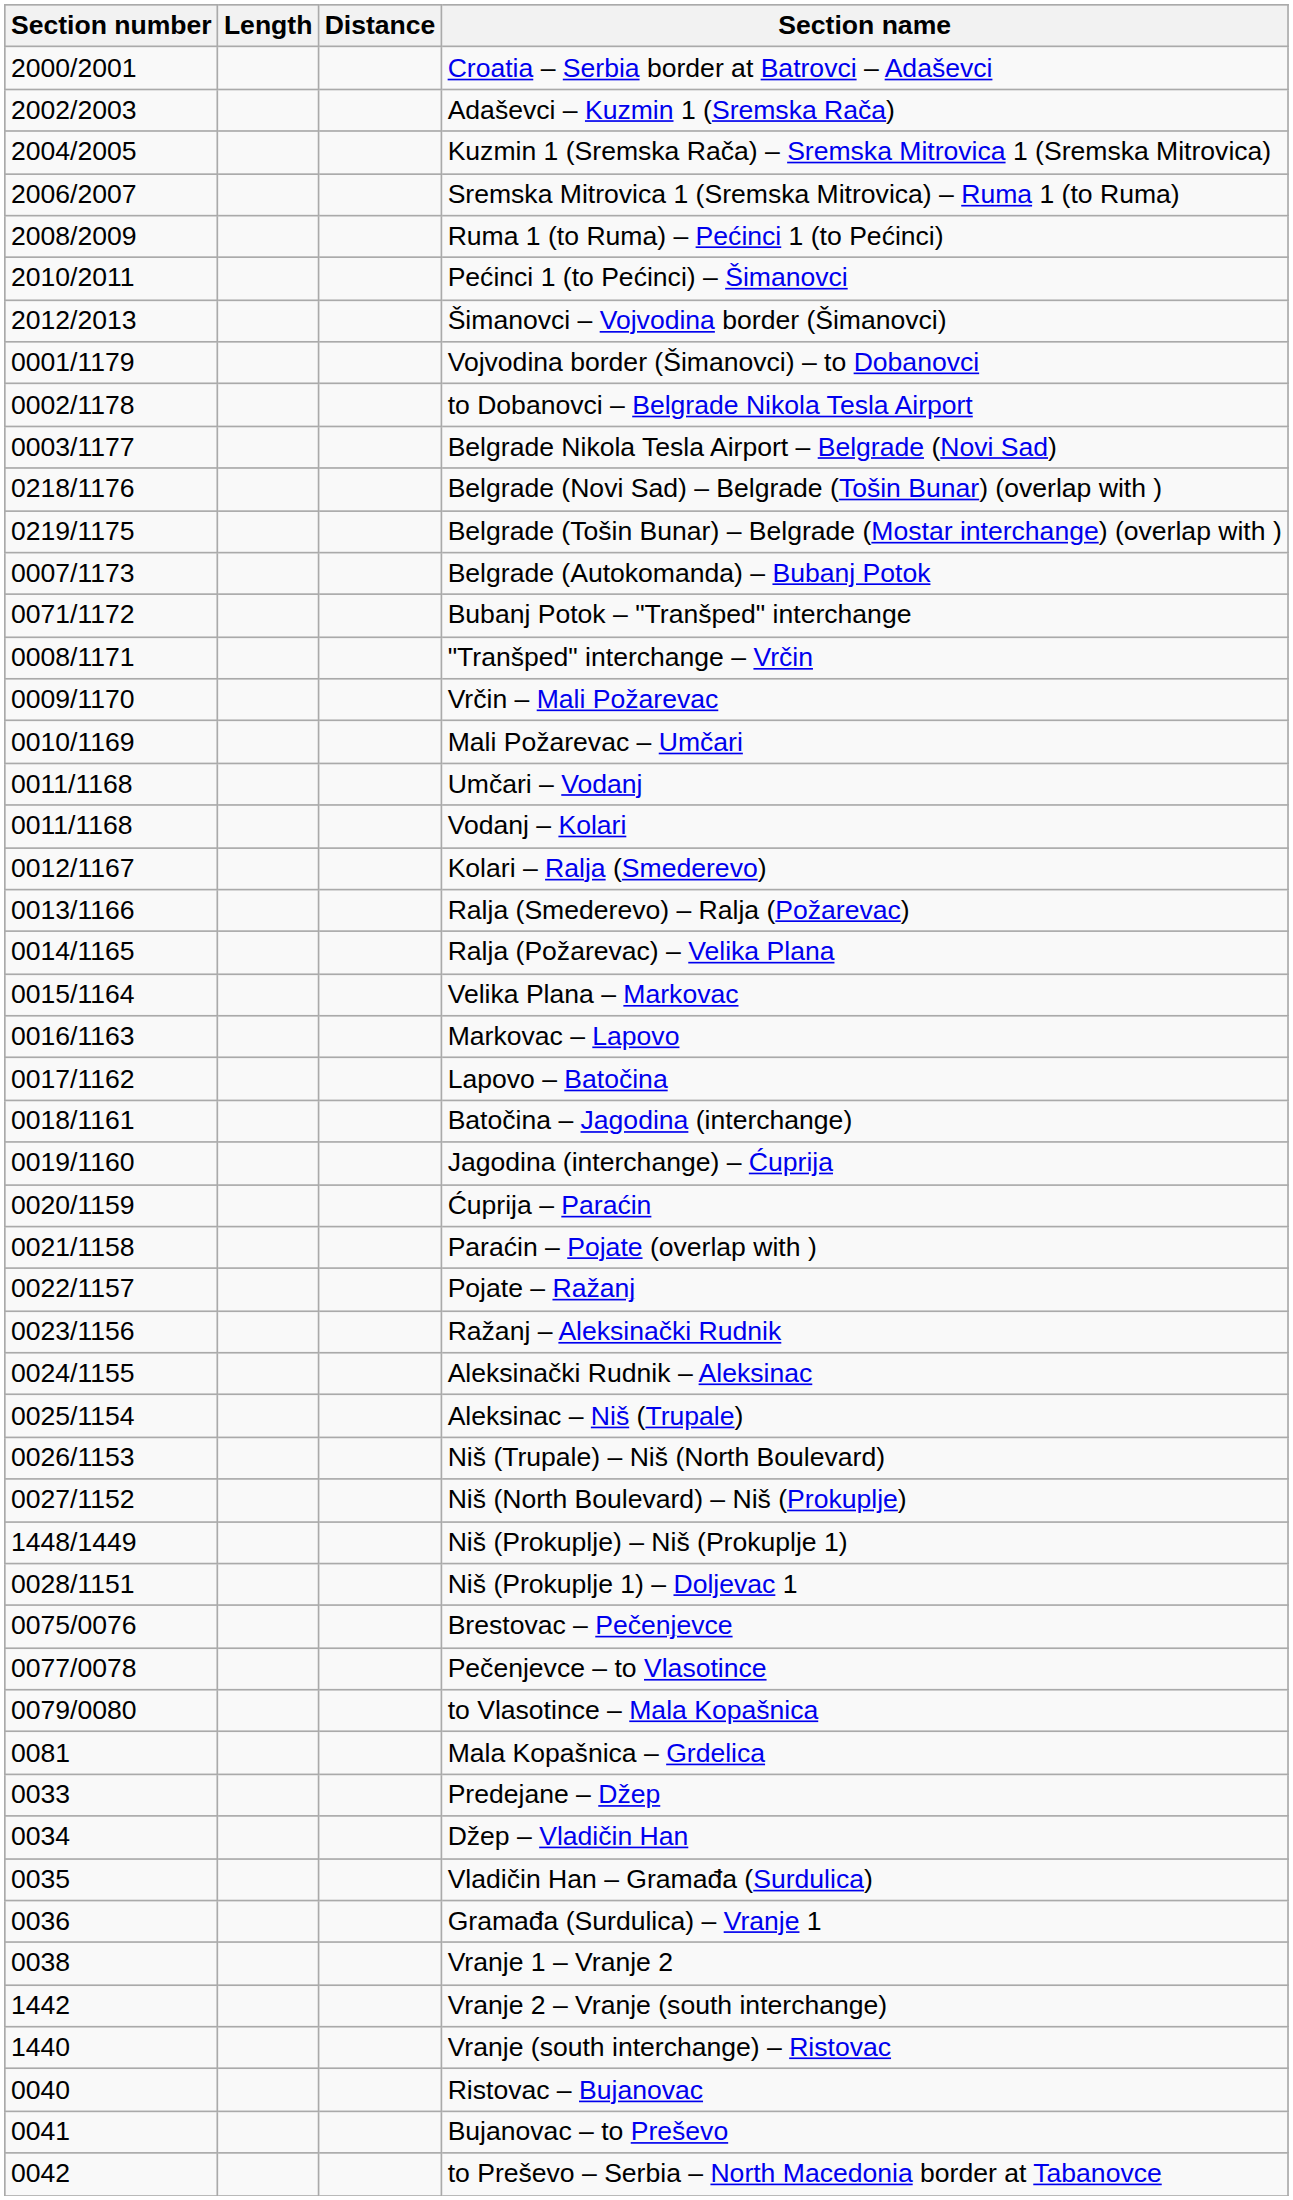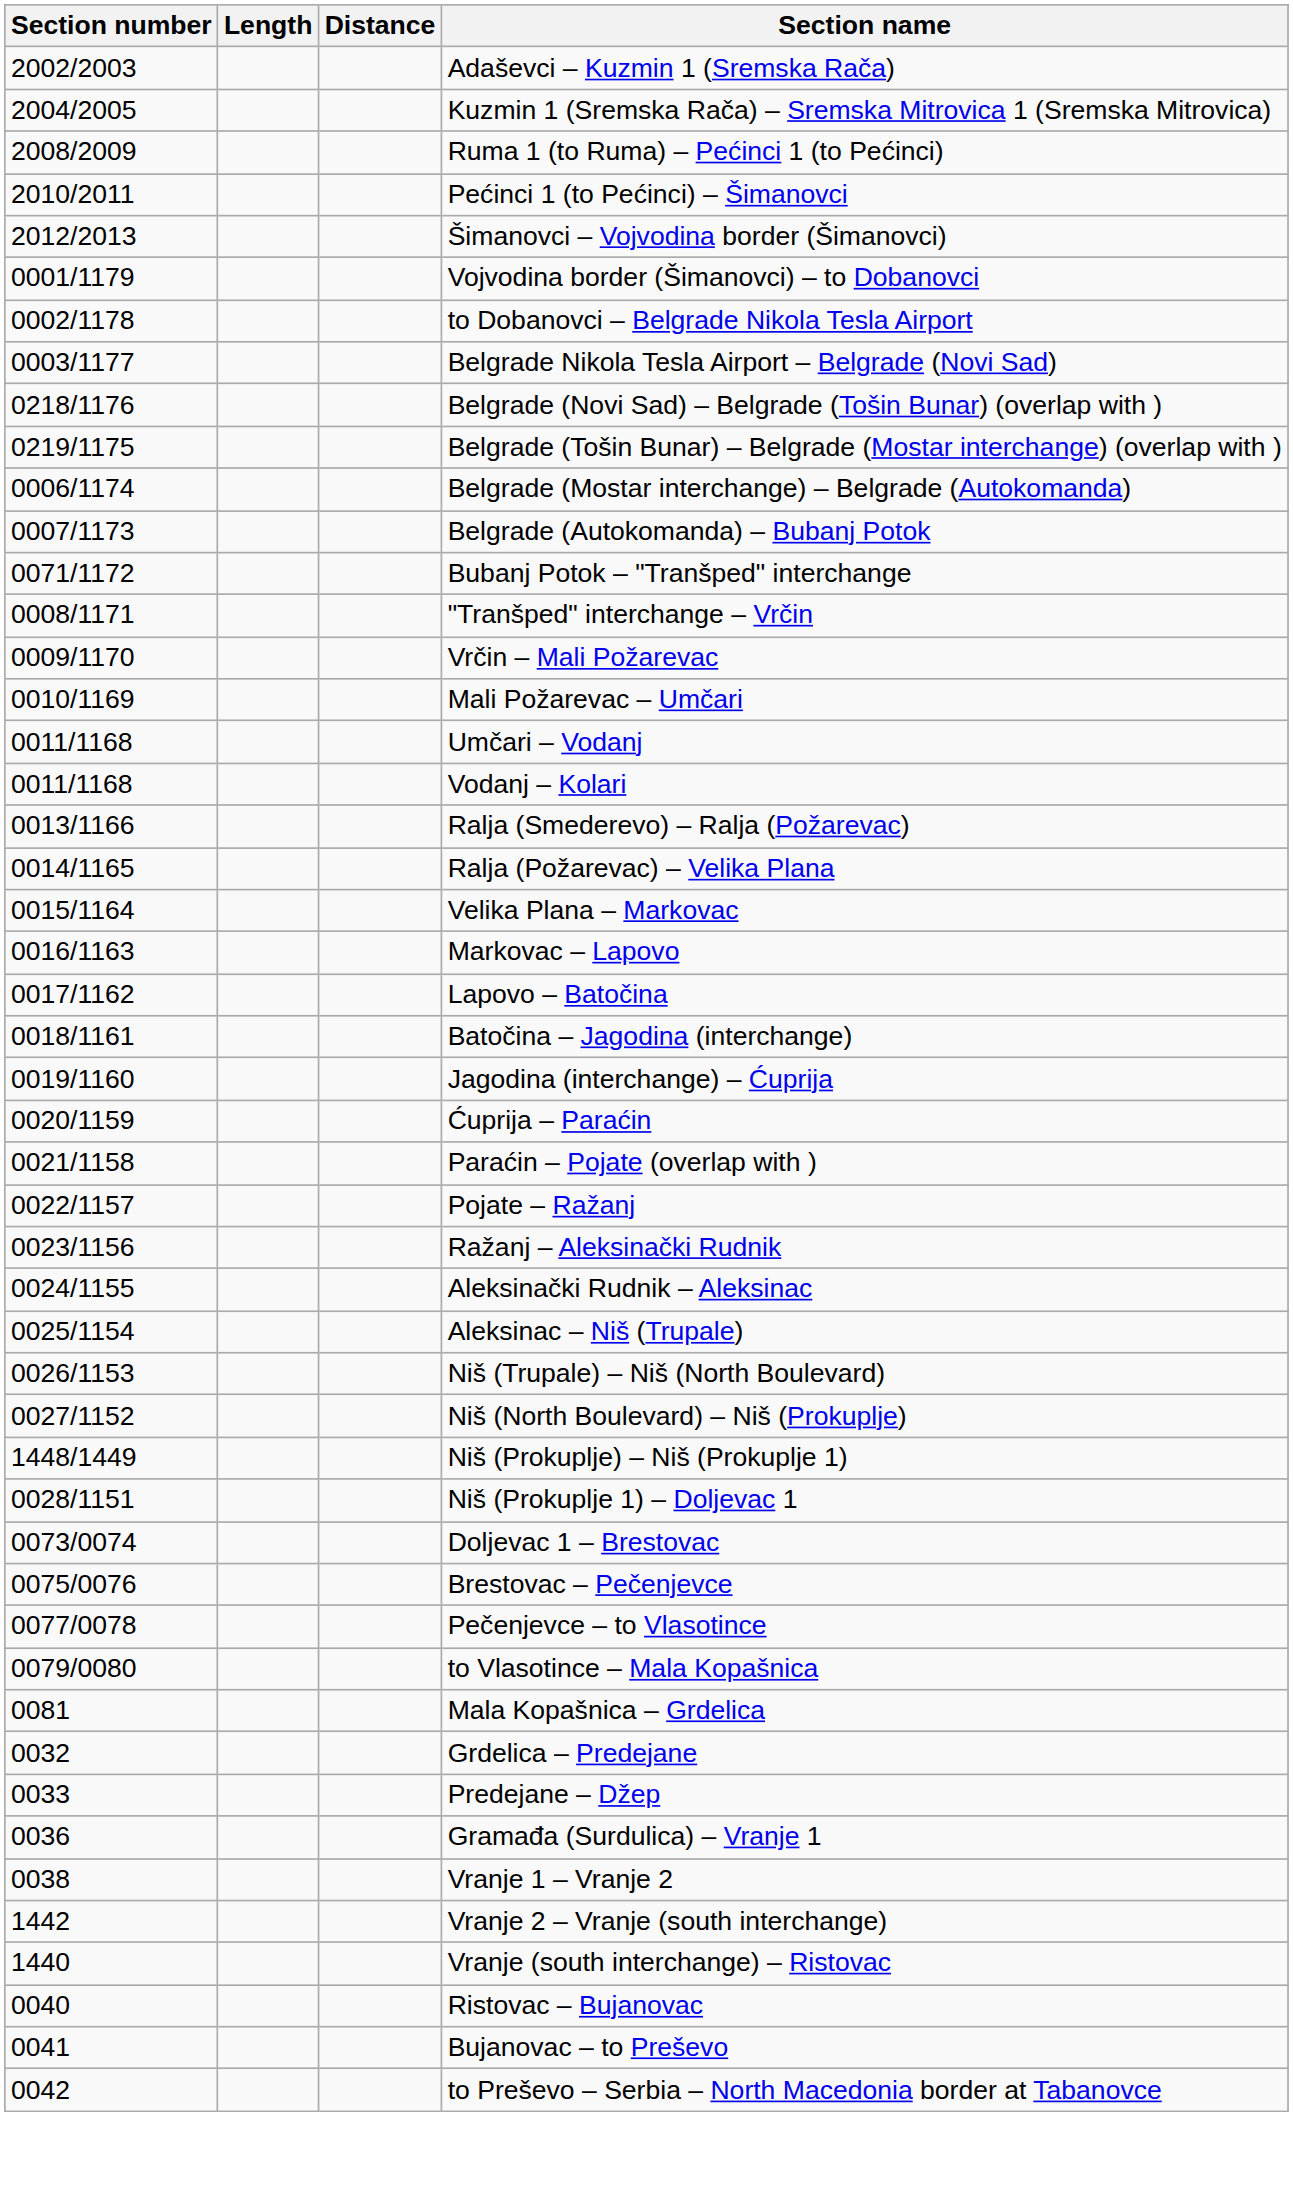- row: (720, 67)
- row: (814, 194)
+ row: (789, 488)
- row: (607, 868)
+ row: (583, 1541)
+ row: (572, 1752)
- row: (568, 1836)
- row: (660, 1878)
